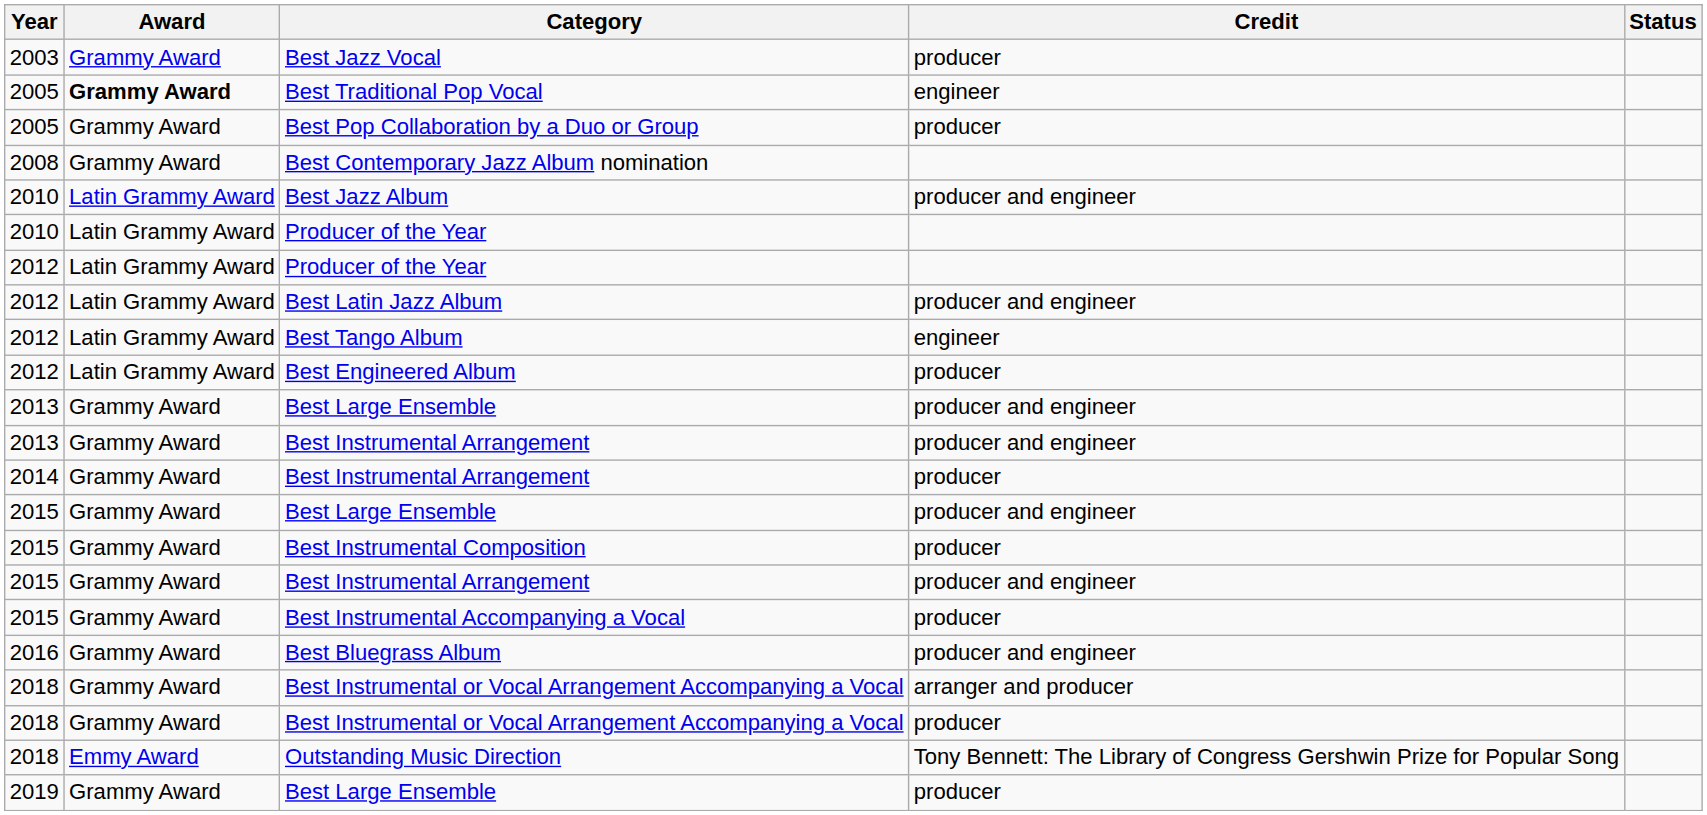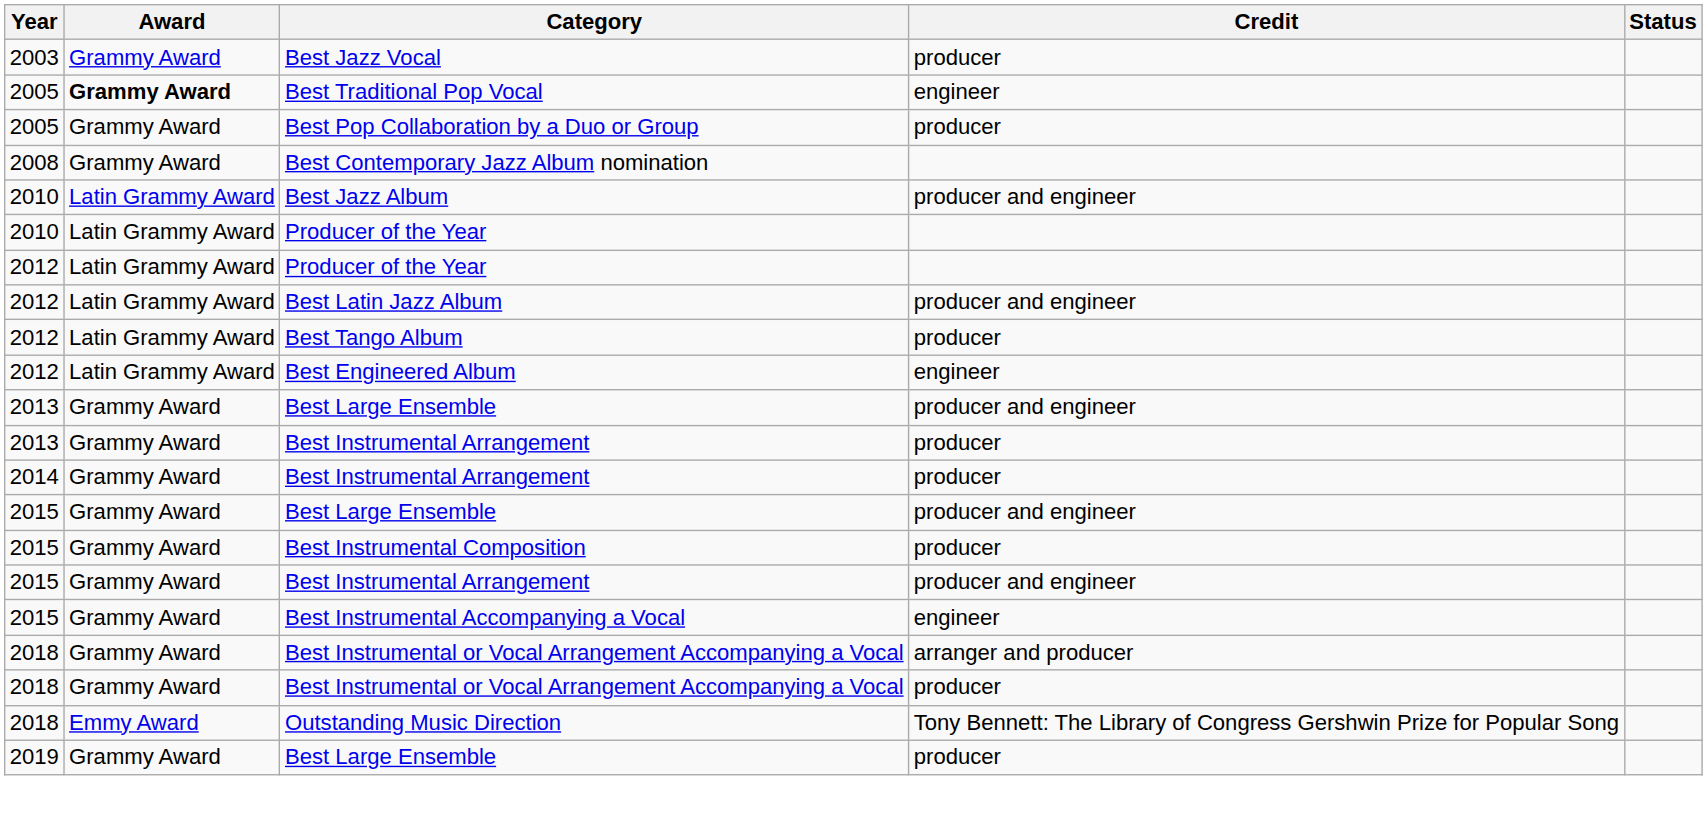(957, 337) engineer -> (957, 337) producer
(957, 372) producer -> (957, 372) engineer
(1025, 442) producer and engineer -> (957, 442) producer
(957, 617) producer -> (957, 617) engineer
- row: (34, 652)
